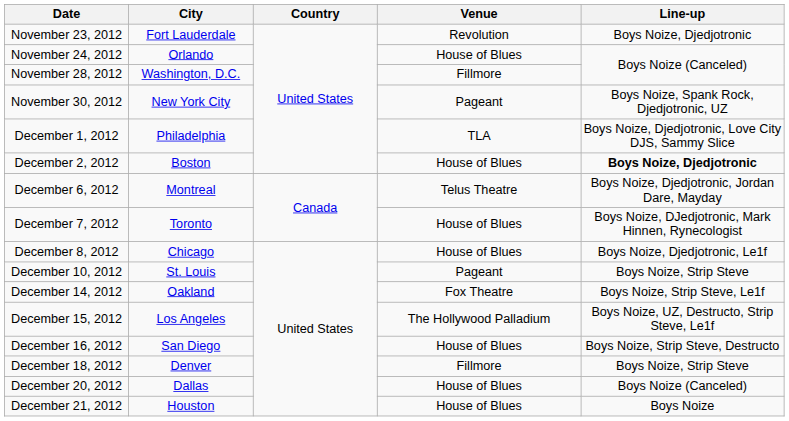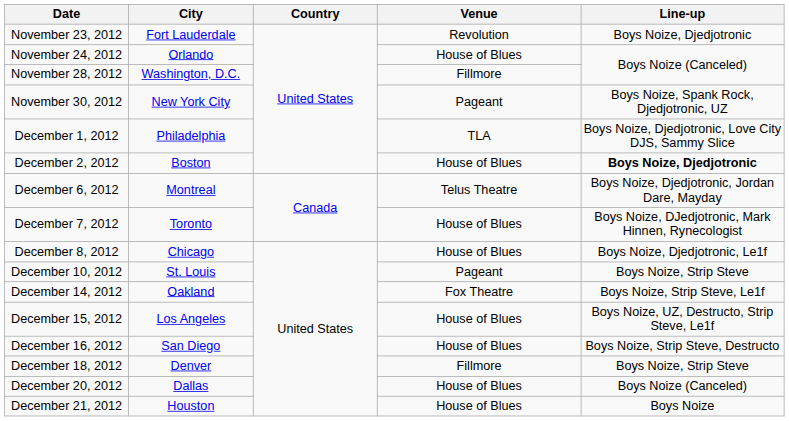(479, 319) The Hollywood Palladium -> (479, 319) House of Blues
